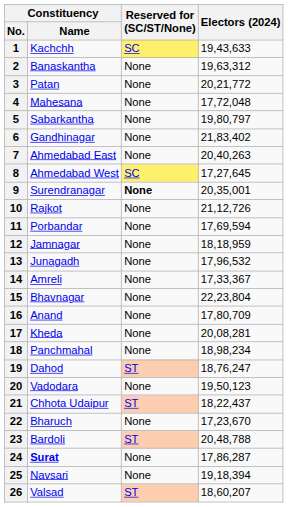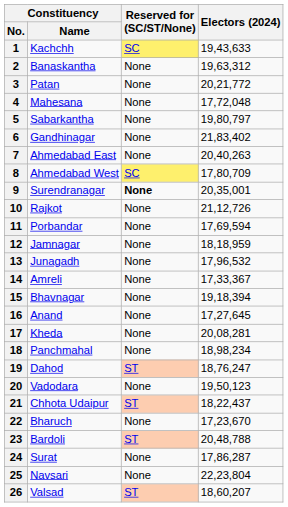(226, 173) 17,27,645 -> (226, 173) 17,80,709
(226, 297) 22,23,804 -> (226, 297) 19,18,394
(226, 315) 17,80,709 -> (226, 315) 17,27,645
(44, 457) bold -> (44, 457) normal
(226, 475) 19,18,394 -> (226, 475) 22,23,804
